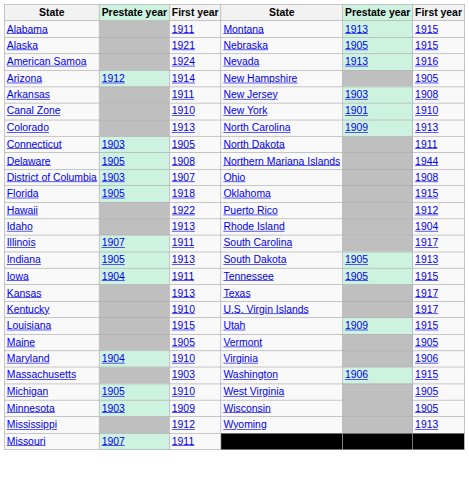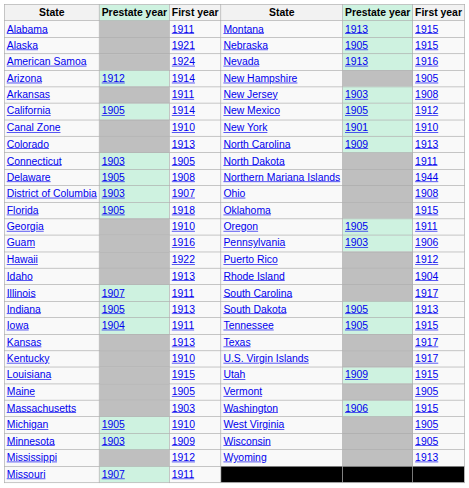+ row: (29, 111)
+ row: (25, 227)
+ row: (21, 243)
- row: (28, 359)
